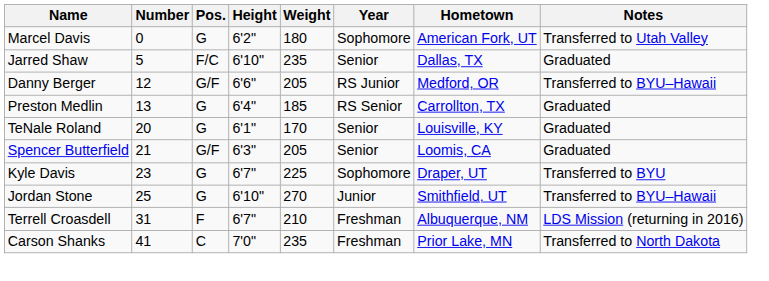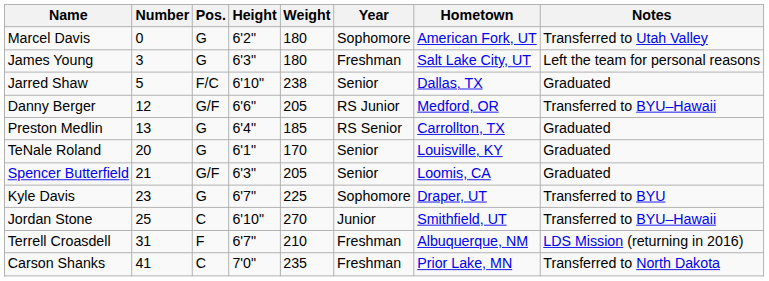+ row: (50, 60)
(295, 60) 235 -> (295, 83) 238
(201, 196) G -> (201, 219) C
